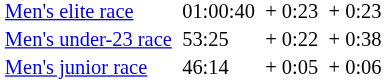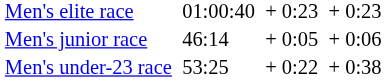rows swapped: (88, 39) <-> (76, 67)
